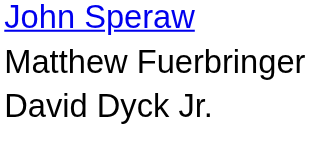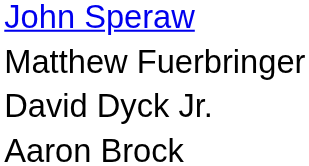+ row: (94, 151)
